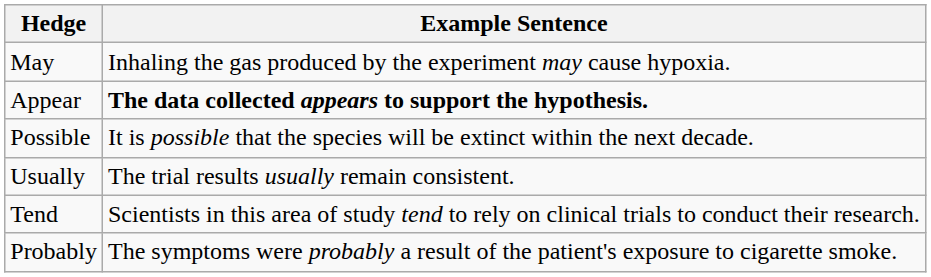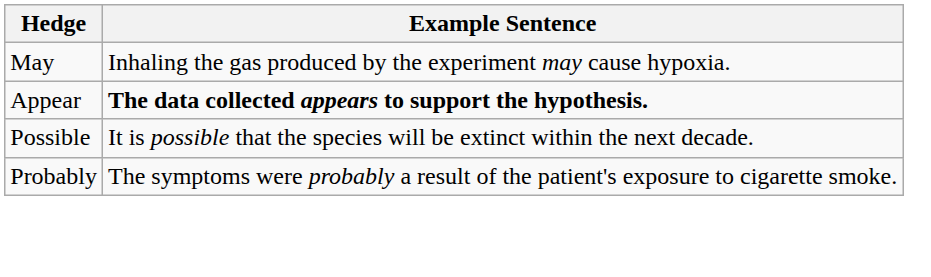- row: (48, 175)
- row: (34, 213)
